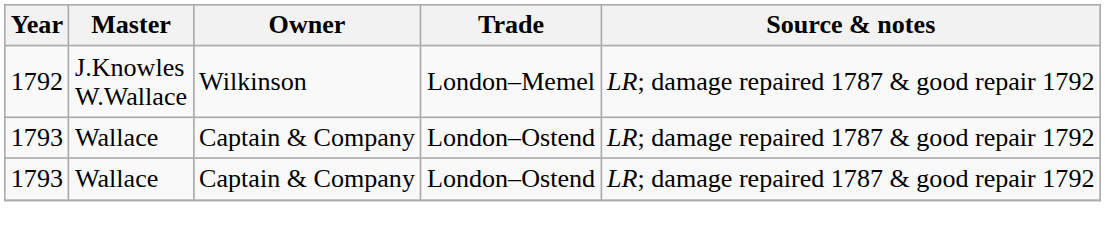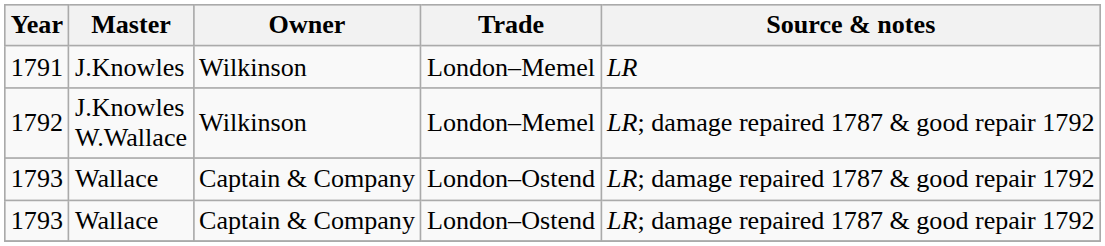+ row: (37, 66)
